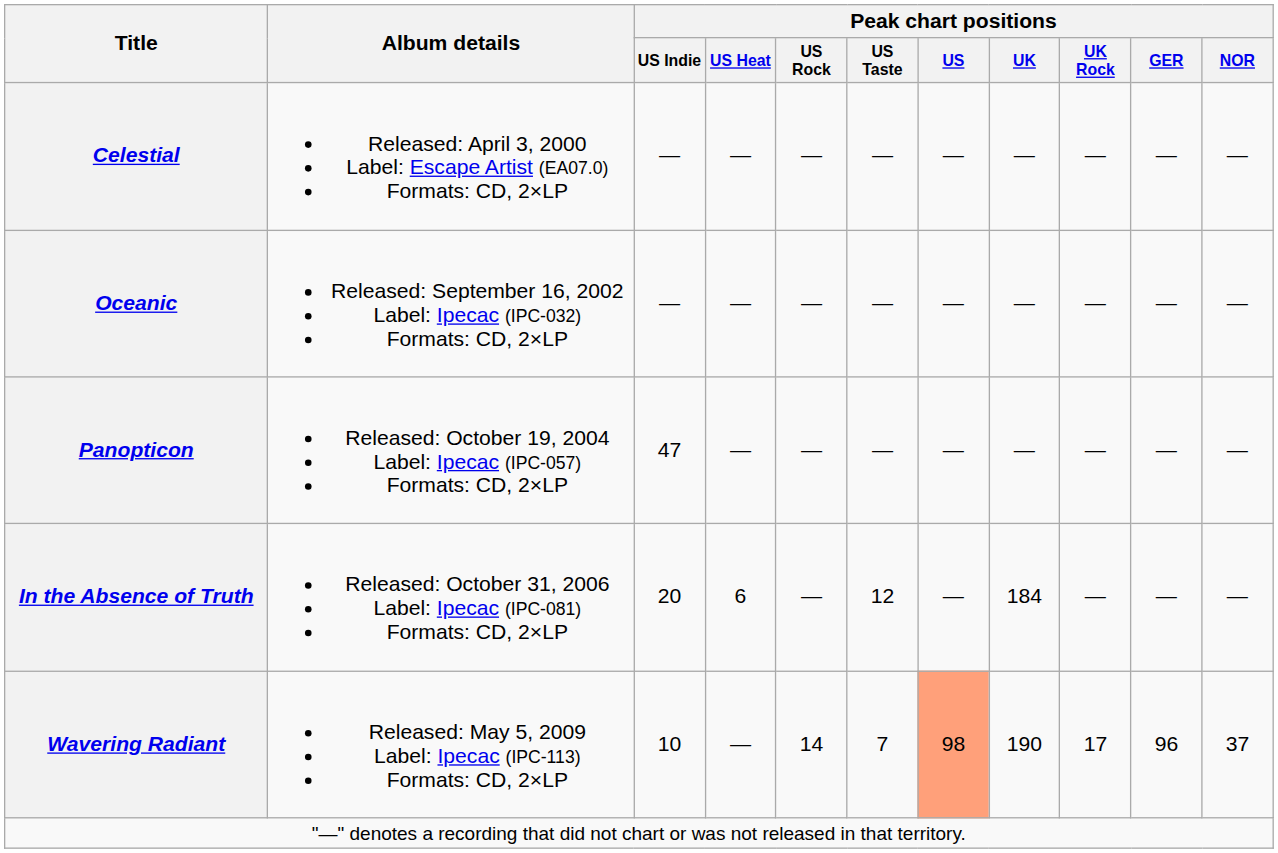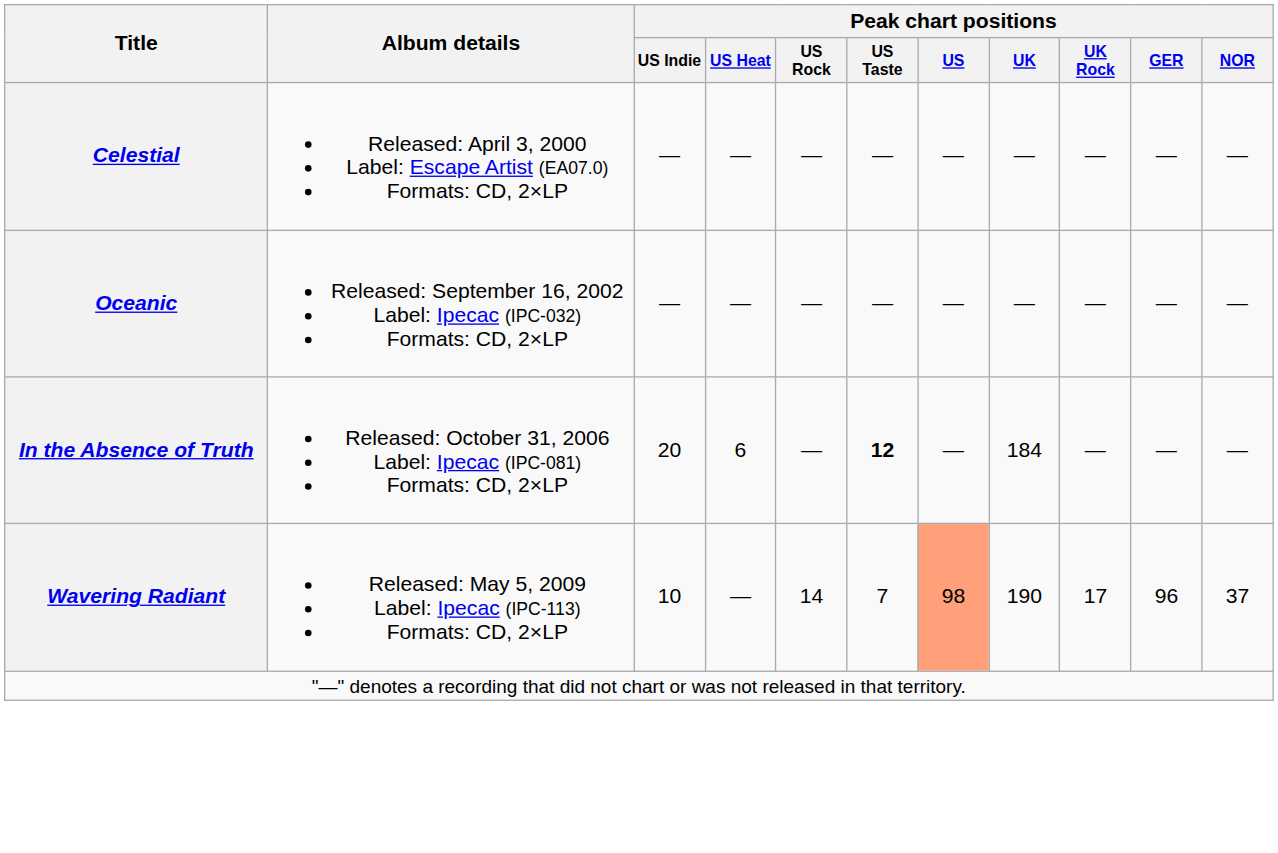- row: (136, 450)
(882, 597) normal -> (882, 450) bold
